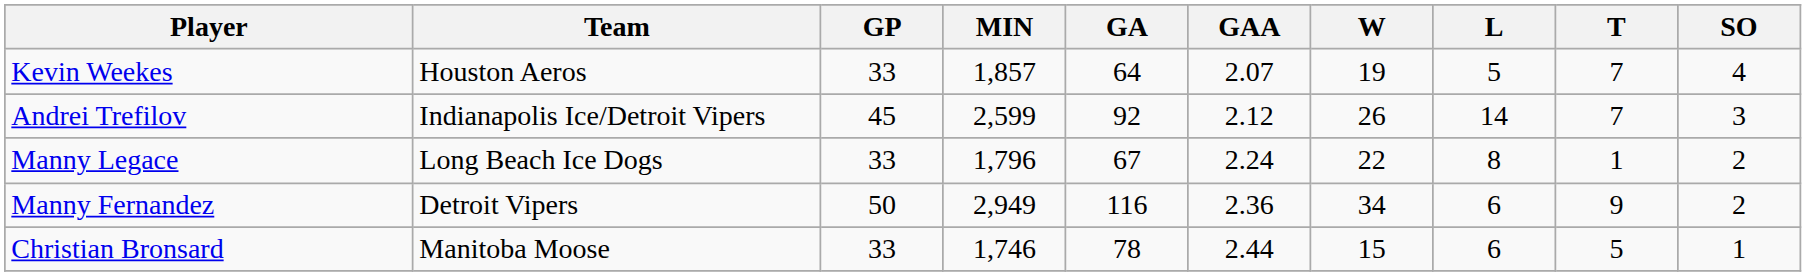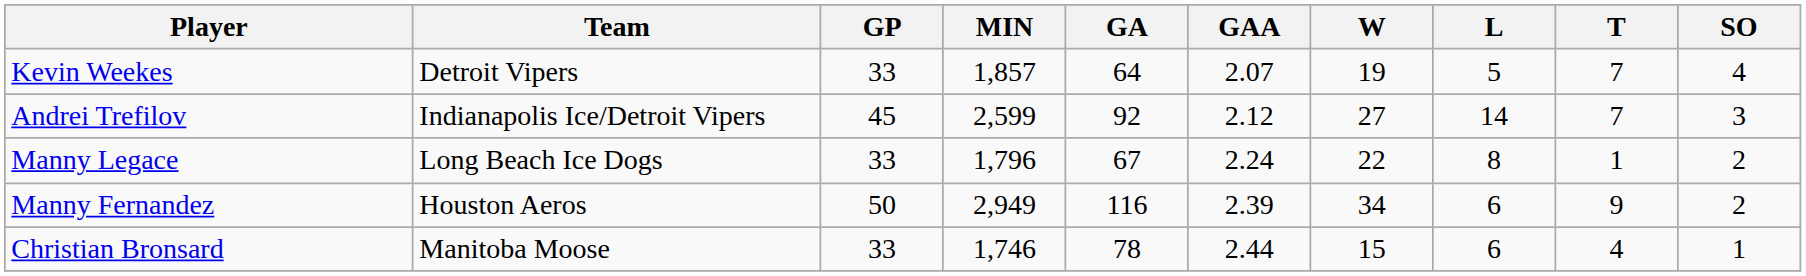(503, 71) Houston Aeros -> (499, 71) Detroit Vipers
(1372, 115) 26 -> (1372, 115) 27
(499, 204) Detroit Vipers -> (503, 204) Houston Aeros
(1249, 204) 2.36 -> (1249, 204) 2.39
(1616, 248) 5 -> (1616, 248) 4
